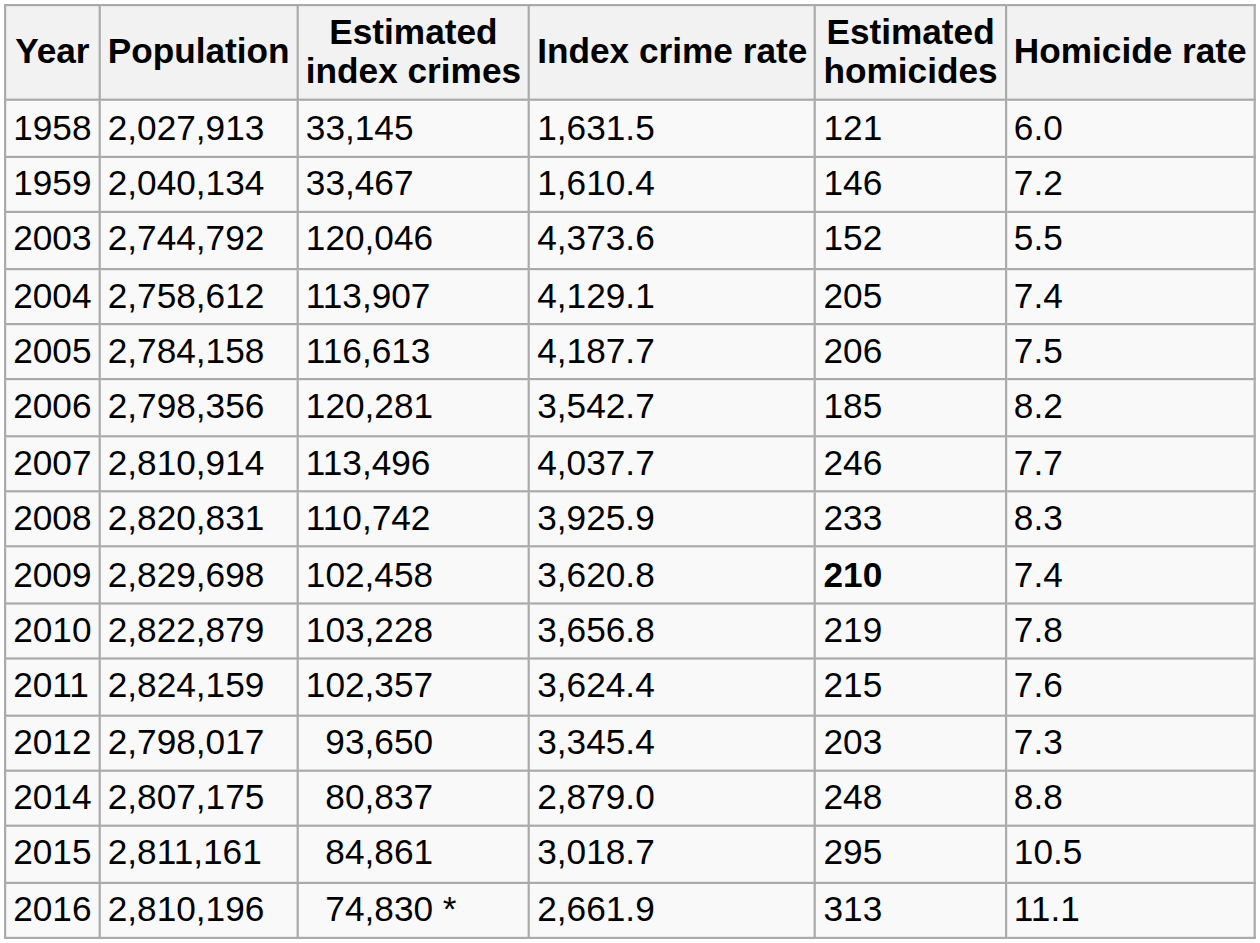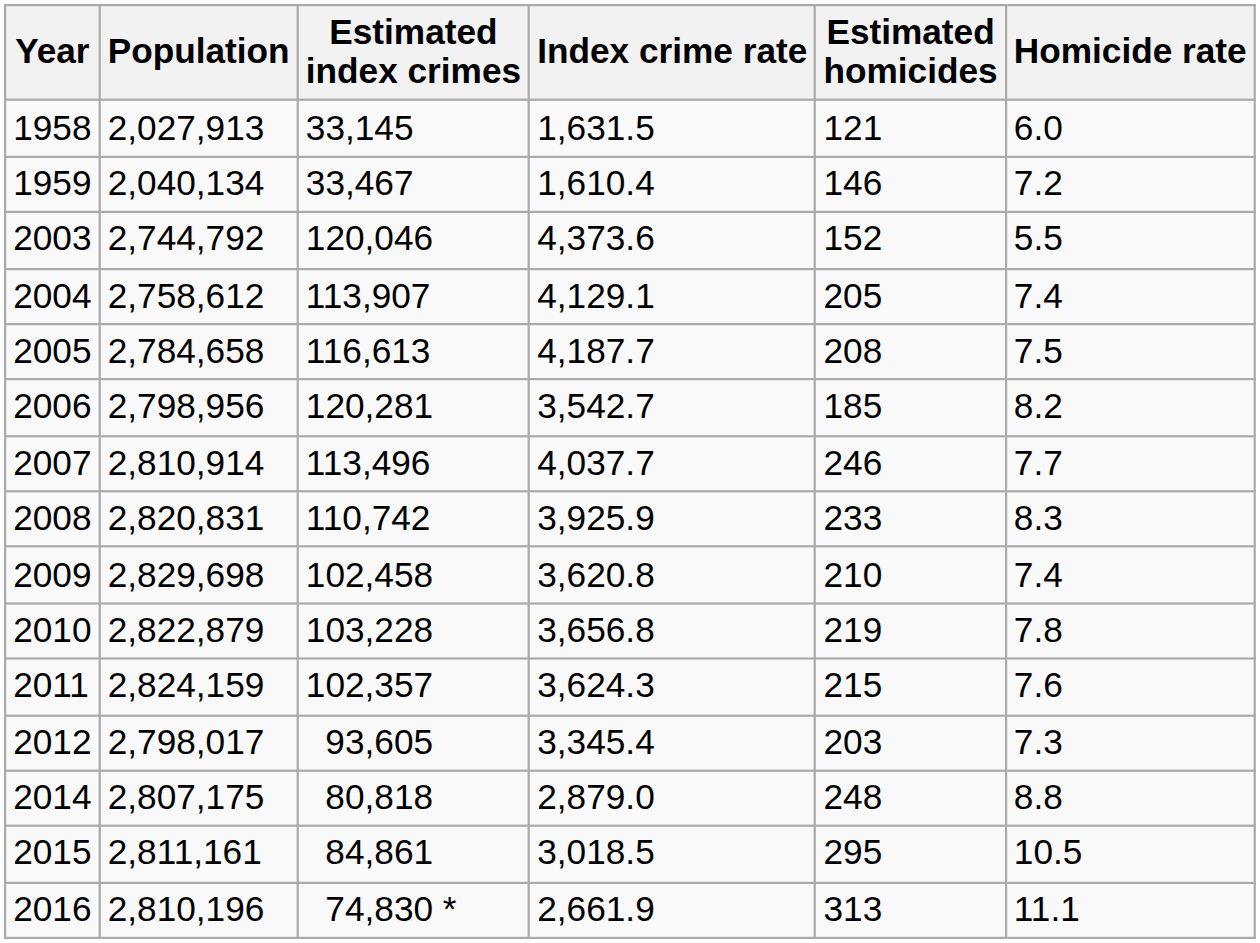(186, 351) 2,784,158 -> (186, 351) 2,784,658
(853, 351) 206 -> (853, 351) 208
(186, 406) 2,798,356 -> (186, 406) 2,798,956
(853, 574) bold -> (853, 574) normal
(596, 686) 3,624.4 -> (596, 686) 3,624.3
(369, 741) 93,650 -> (369, 741) 93,605
(369, 797) 80,837 -> (369, 797) 80,818
(596, 853) 3,018.7 -> (596, 853) 3,018.5
